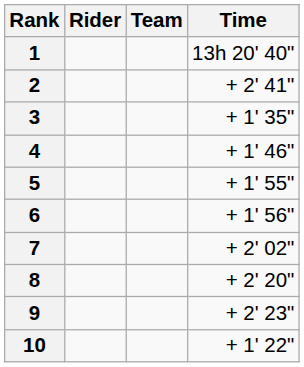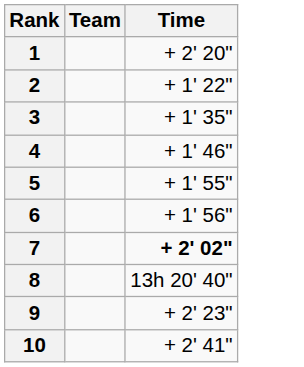- column: (95, 20)
(243, 53) 13h 20' 40" -> (198, 53) + 2' 20"
(260, 85) + 2' 41" -> (198, 85) + 1' 22"
(260, 248) normal -> (197, 248) bold
(260, 280) + 2' 20" -> (181, 280) 13h 20' 40"
(260, 345) + 1' 22" -> (198, 345) + 2' 41"
